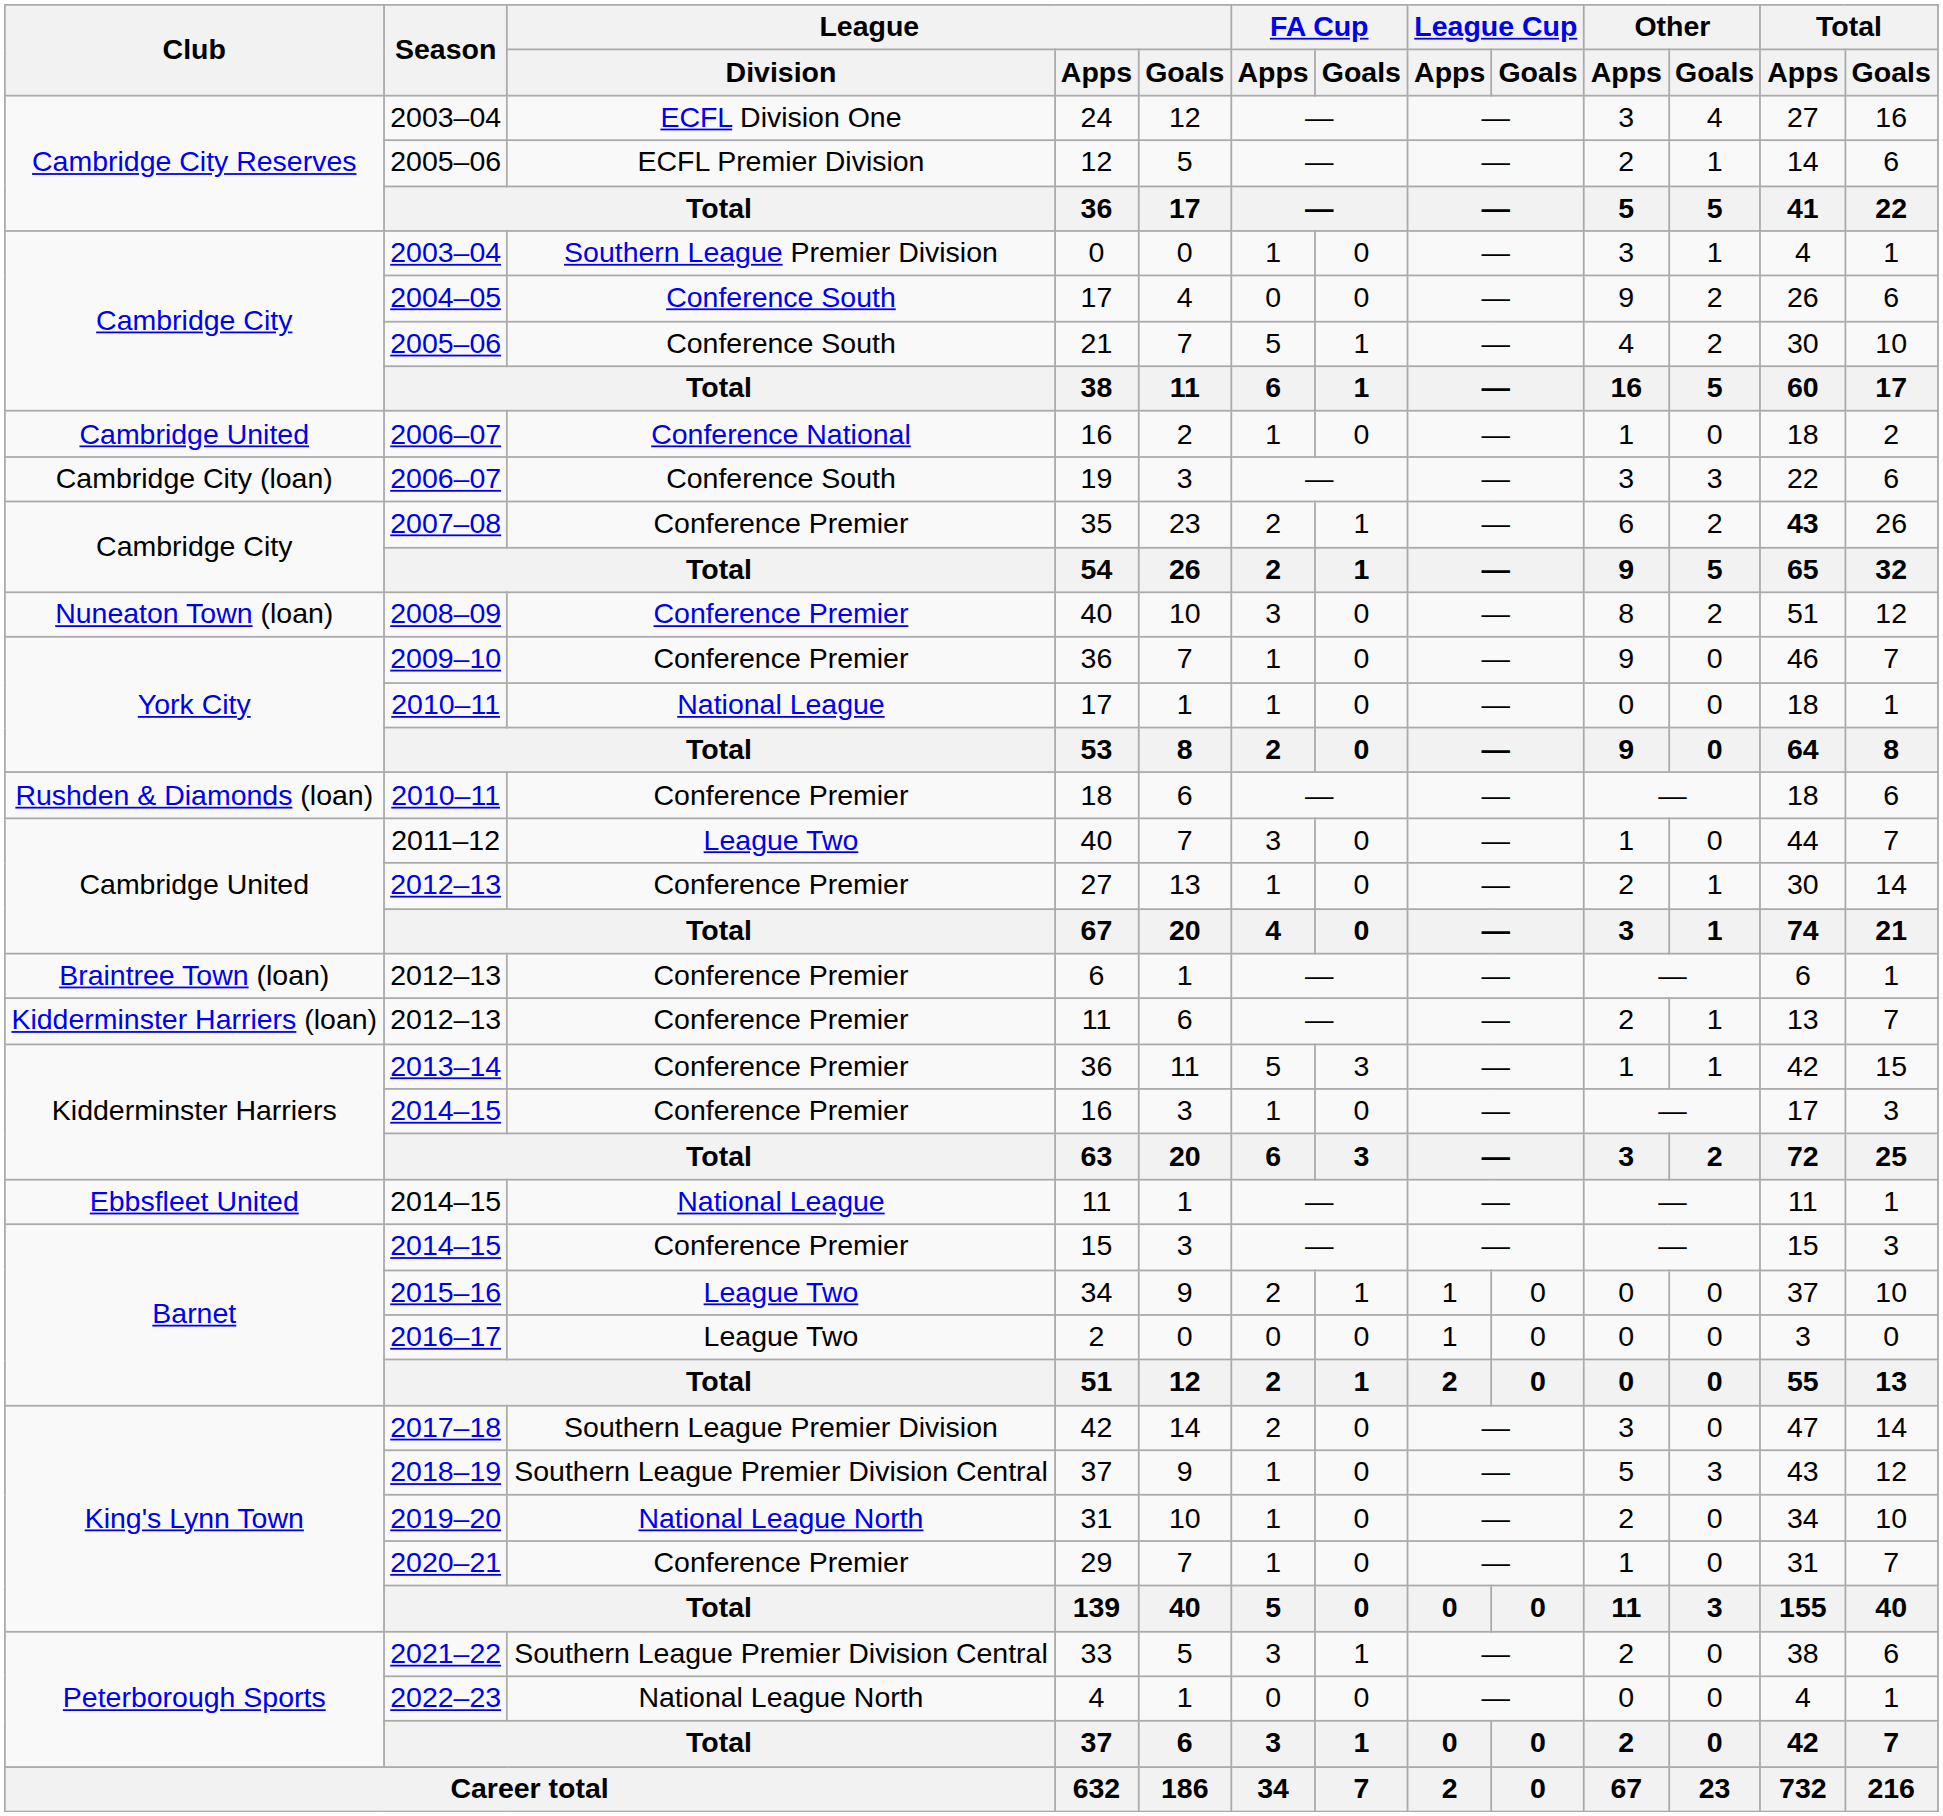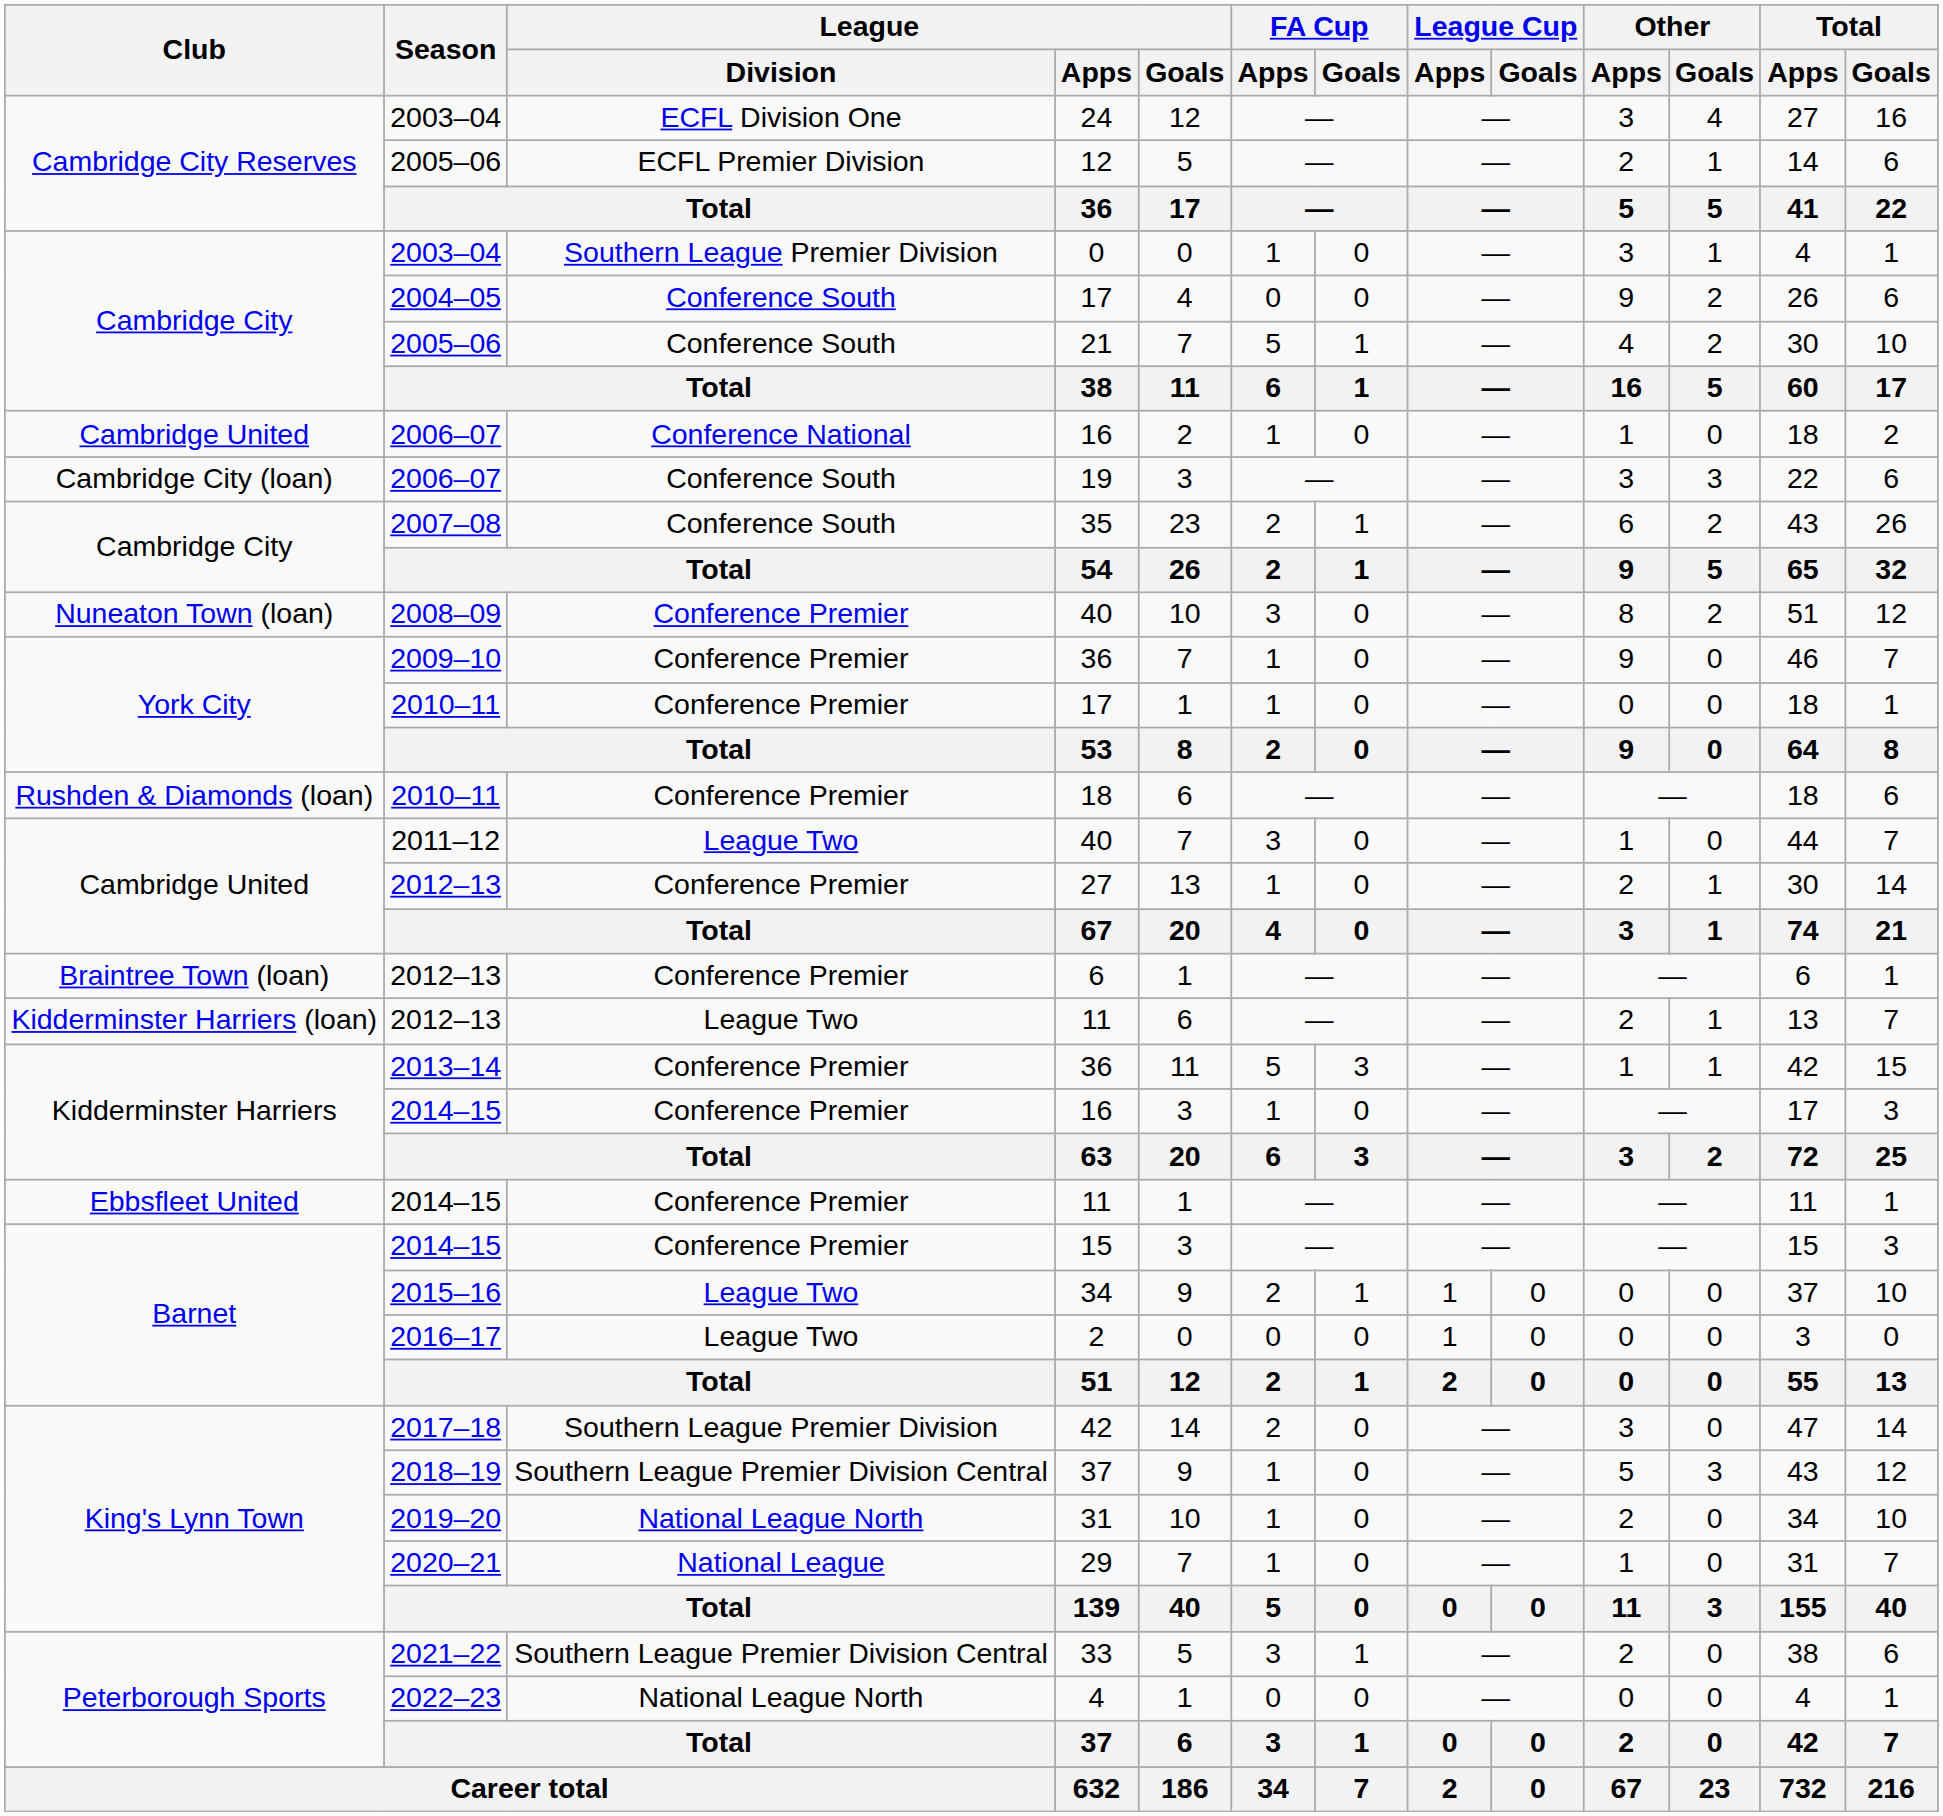(781, 523) Conference Premier -> (781, 523) Conference South
(1803, 523) bold -> (1803, 523) normal
(781, 704) National League -> (781, 704) Conference Premier
(781, 1020) Conference Premier -> (781, 1020) League Two
(781, 1201) National League -> (781, 1201) Conference Premier
(781, 1562) Conference Premier -> (781, 1562) National League
